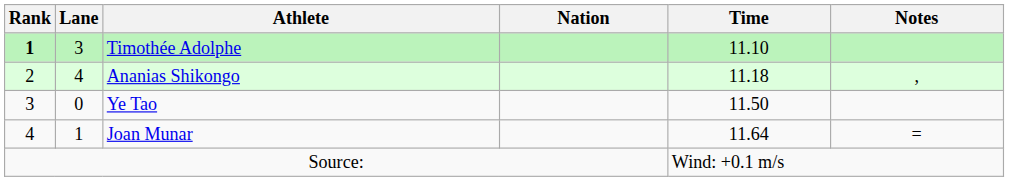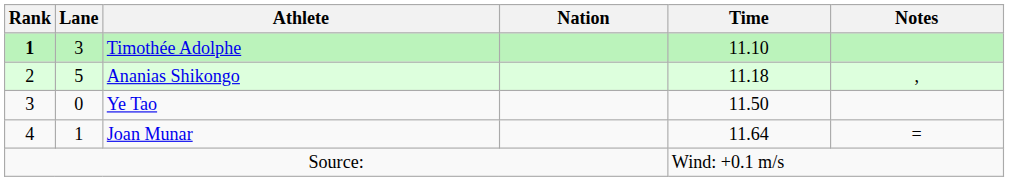(79, 76) 4 -> (79, 76) 5
